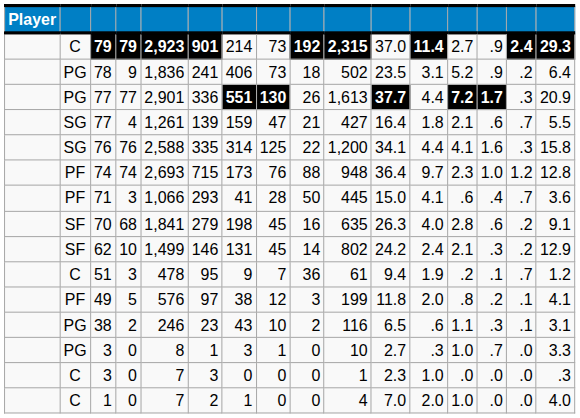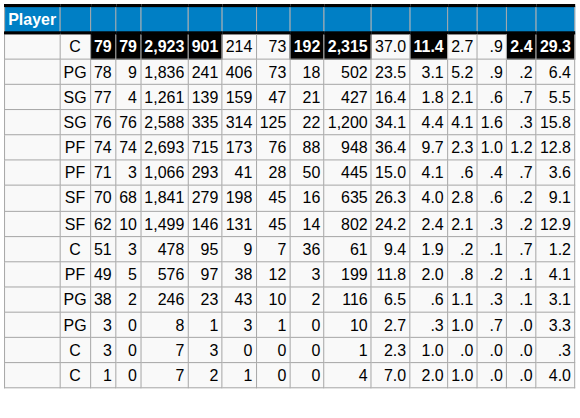- row: (75, 97)
